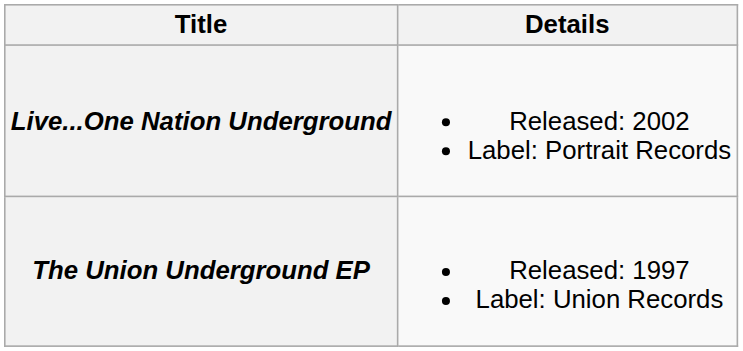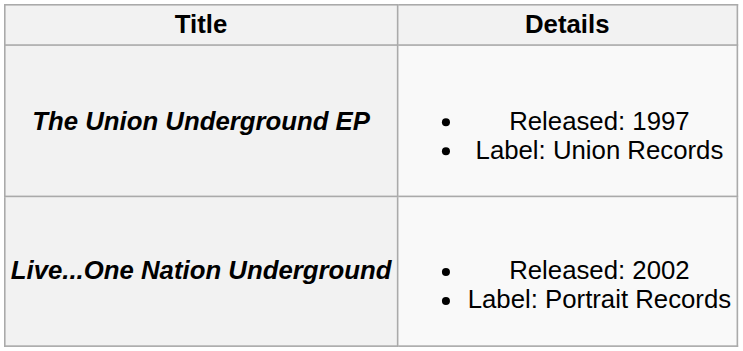rows swapped: (201, 270) <-> (201, 120)
